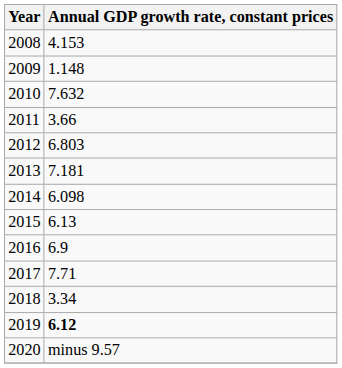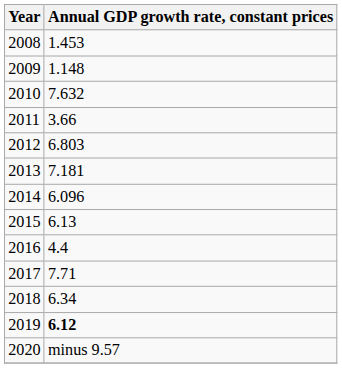(66, 42) 4.153 -> (66, 42) 1.453
(66, 196) 6.098 -> (66, 196) 6.096
(58, 247) 6.9 -> (58, 247) 4.4
(62, 299) 3.34 -> (62, 299) 6.34
